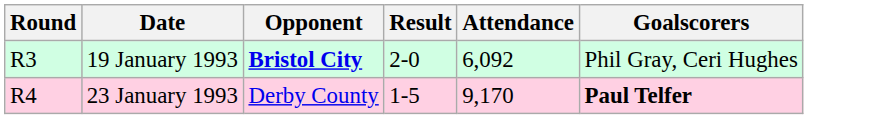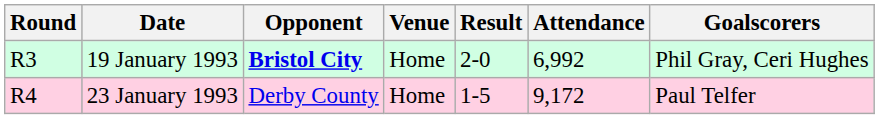+ column: (419, 22)
(488, 58) 6,092 -> (559, 58) 6,992
(488, 95) 9,170 -> (559, 95) 9,172
(638, 95) bold -> (705, 95) normal
